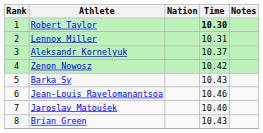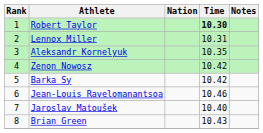(214, 53) 10.37 -> (214, 53) 10.35
(214, 80) 10.43 -> (214, 80) 10.42
